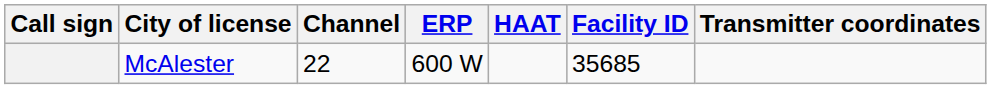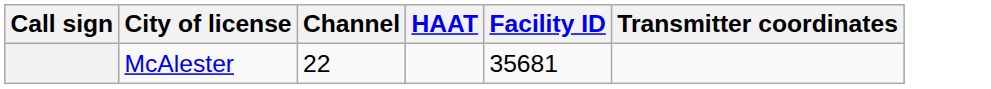- column: (447, 24)
(606, 63) 35685 -> (524, 63) 35681
